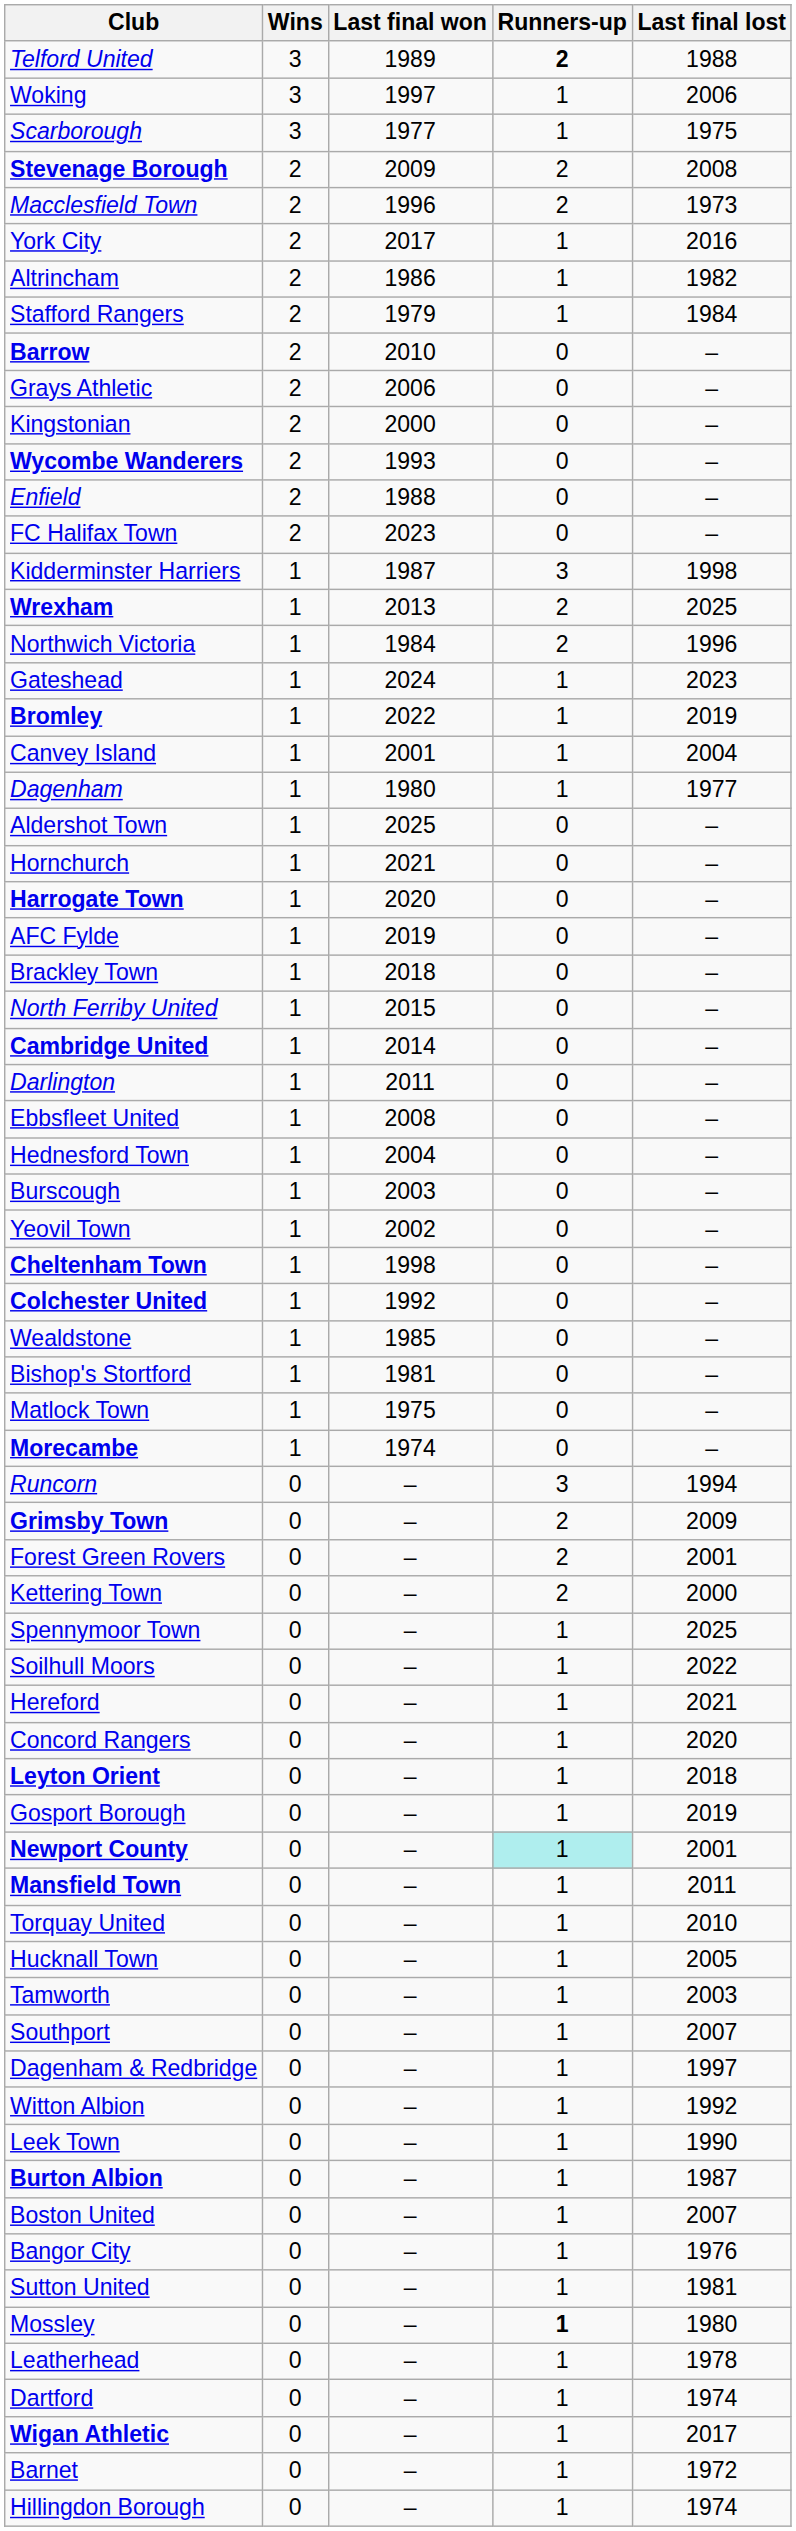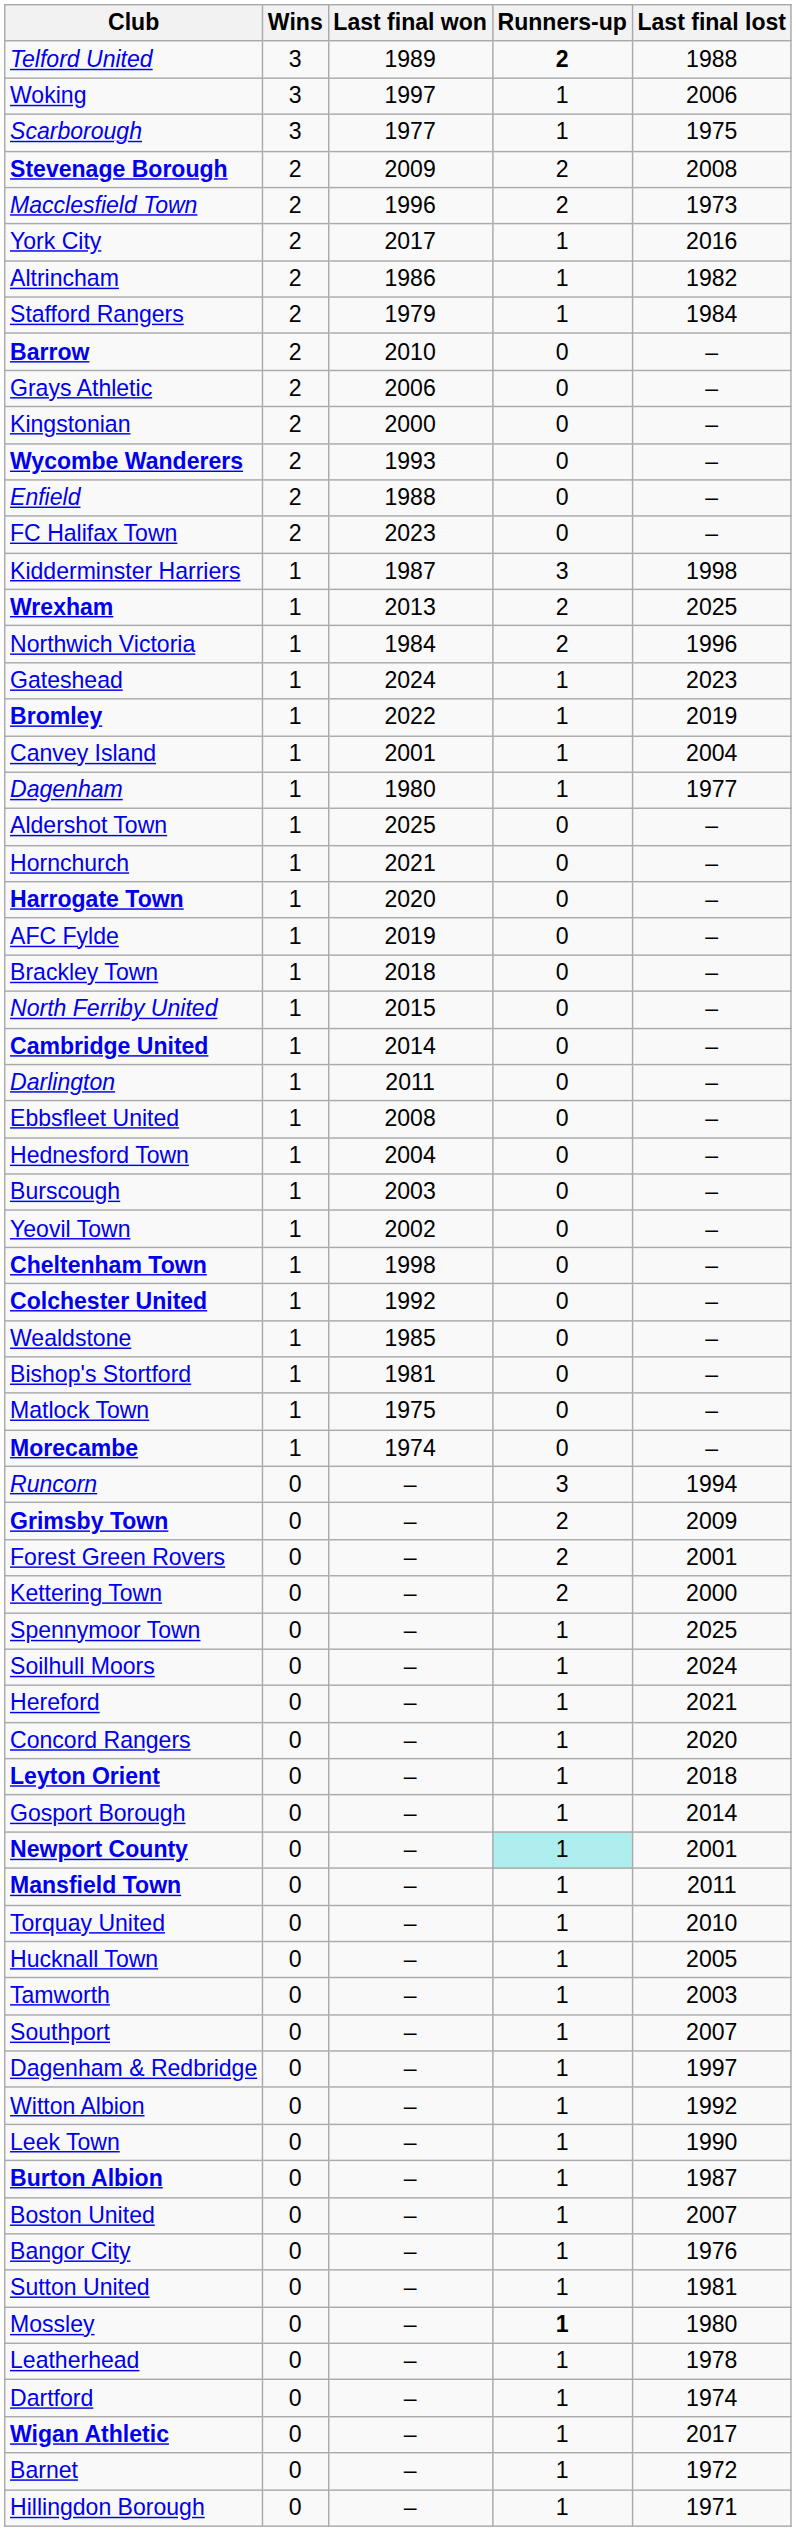(712, 1667) 2022 -> (712, 1667) 2024
(712, 1813) 2019 -> (712, 1813) 2014
(712, 2507) 1974 -> (712, 2507) 1971
